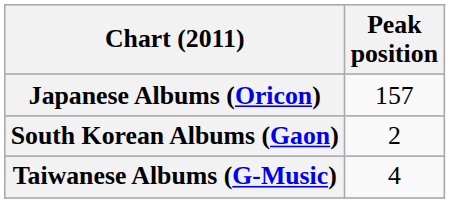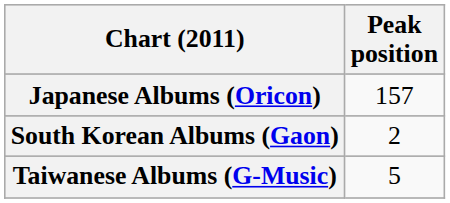(394, 176) 4 -> (394, 176) 5
